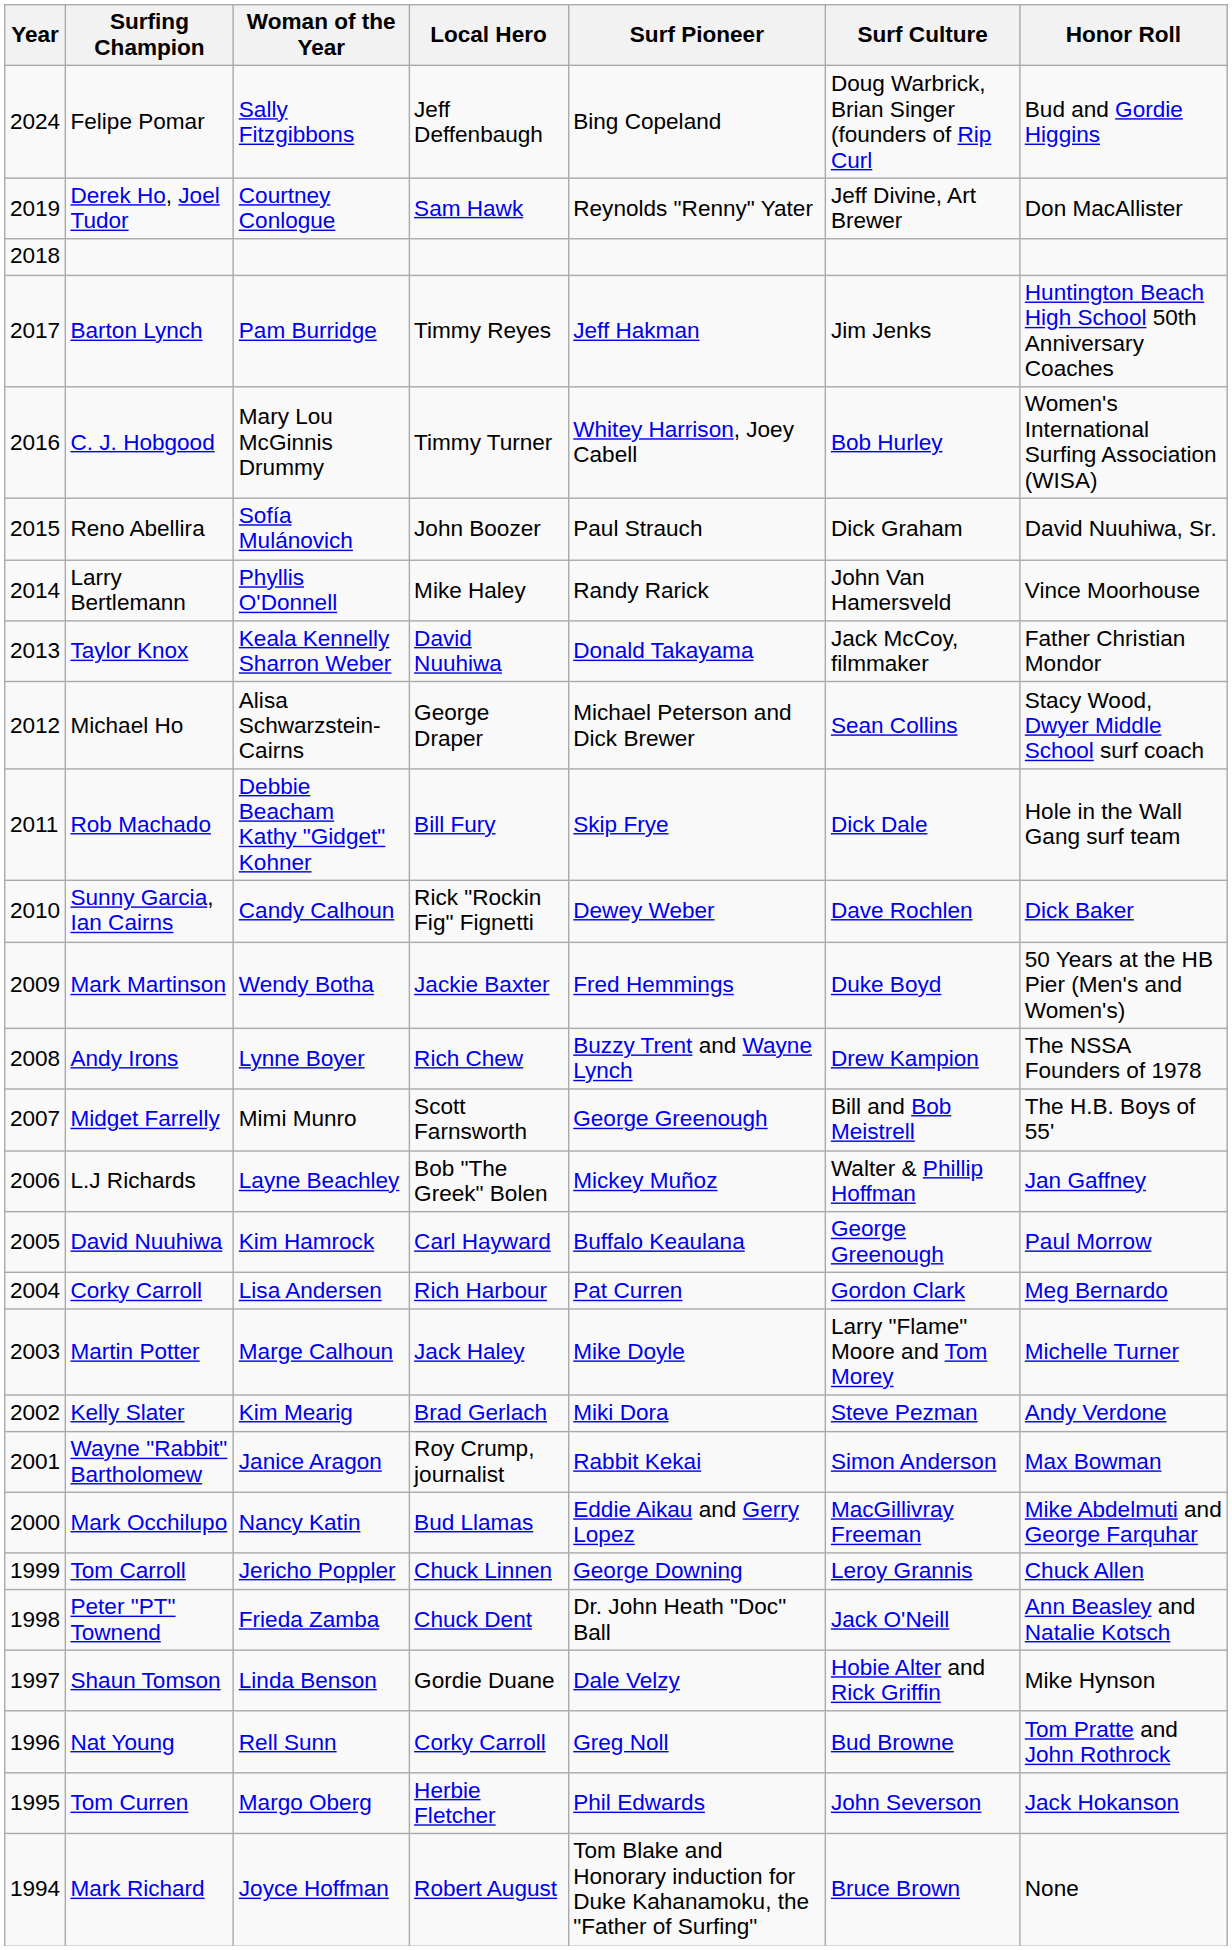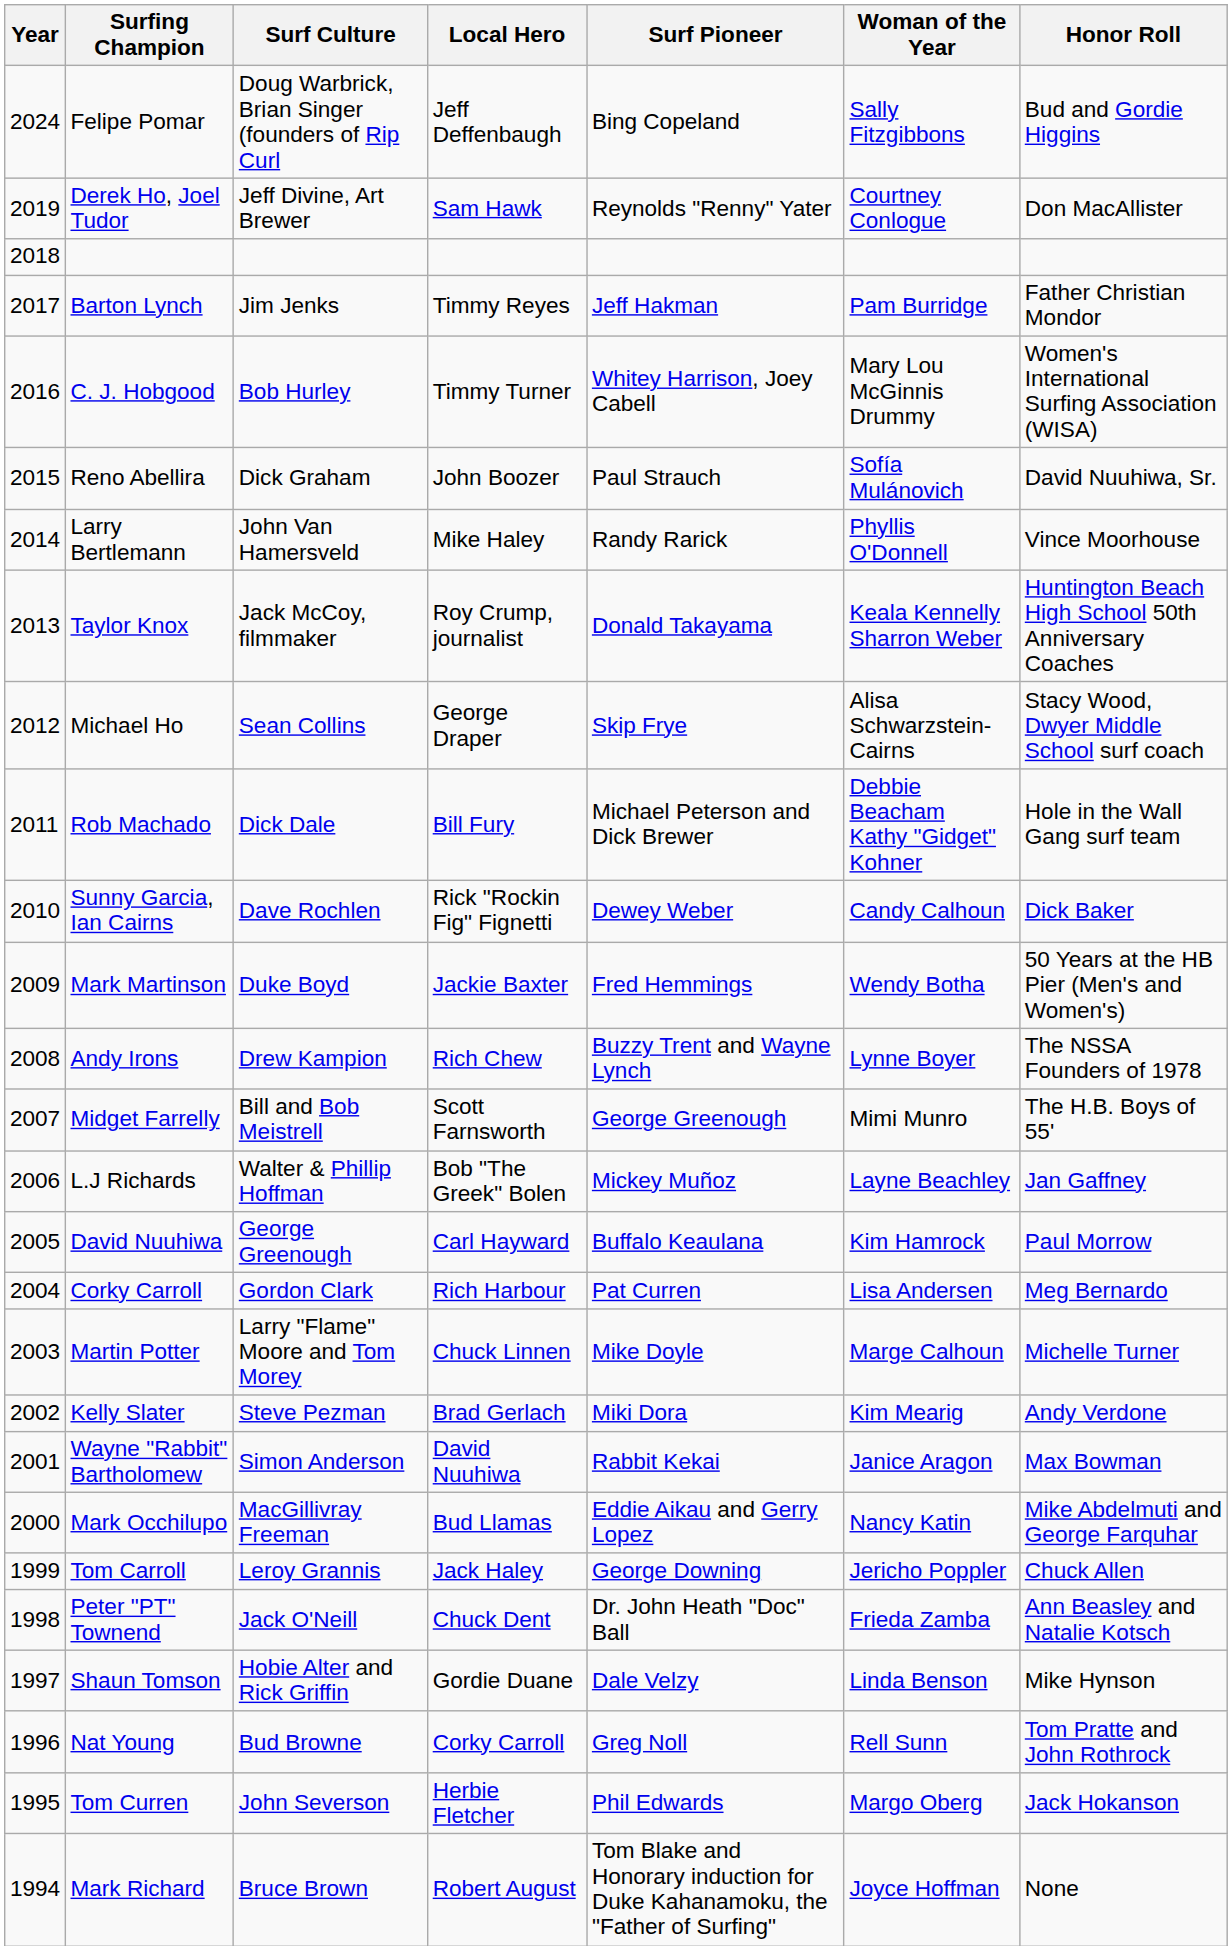columns swapped: (321, 35) <-> (923, 35)
(1114, 330) Huntington Beach High School 50th Anniversary Coaches -> (1105, 305) Father Christian Mondor
(458, 651) David Nuuhiwa -> (493, 625) Roy Crump, journalist
(1105, 651) Father Christian Mondor -> (1114, 625) Huntington Beach High School 50th Anniversary Coaches
(682, 725) Michael Peterson and Dick Brewer -> (640, 725) Skip Frye
(621, 824) Skip Frye -> (701, 824) Michael Peterson and Dick Brewer
(469, 1351) Jack Haley -> (502, 1351) Chuck Linnen
(474, 1461) Roy Crump, journalist -> (477, 1461) David Nuuhiwa
(483, 1570) Chuck Linnen -> (488, 1570) Jack Haley
